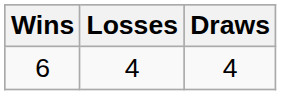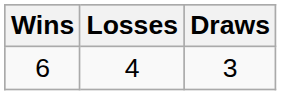(230, 67) 4 -> (230, 67) 3
